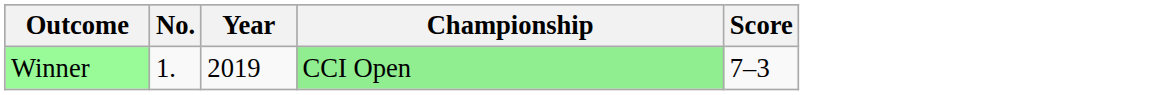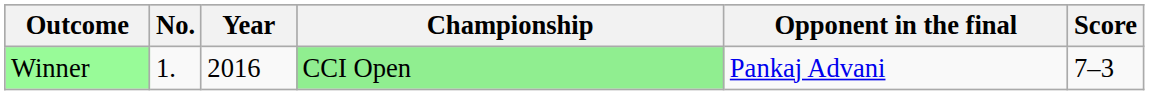+ column: (896, 25)
(234, 67) 2019 -> (234, 67) 2016
